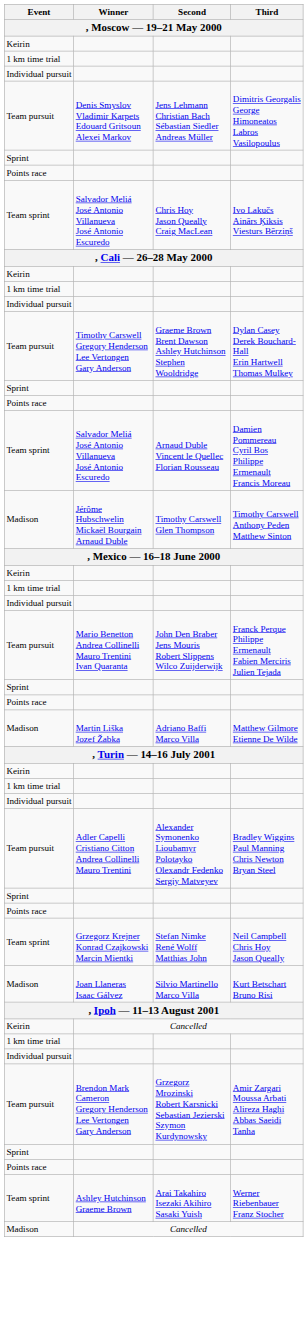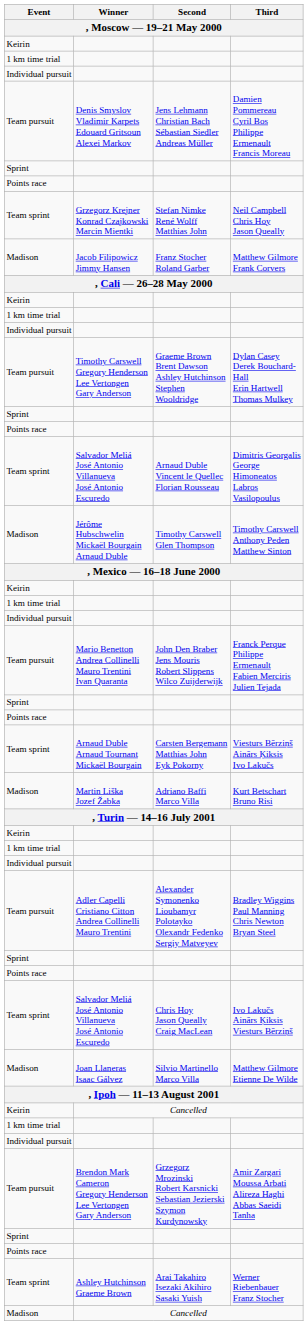(267, 121) Dimitris Georgalis George Himoneatos Labros Vasilopoulus -> (262, 126) Damien Pommereau Cyril Bos Philippe Ermenault Francis Moreau
rows swapped: (28, 215) <-> (28, 942)
+ row: (22, 257)
(262, 456) Damien Pommereau Cyril Bos Philippe Ermenault Francis Moreau -> (267, 476) Dimitris Georgalis George Himoneatos Labros Vasilopoulus
+ row: (28, 748)
(265, 733) Matthew Gilmore Etienne De Wilde -> (260, 796) Kurt Betschart Bruno Risi
(260, 989) Kurt Betschart Bruno Risi -> (265, 1073) Matthew Gilmore Etienne De Wilde
